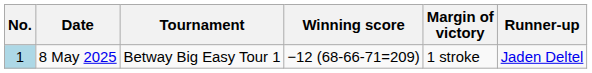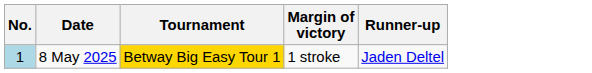- column: (354, 25)
(202, 57) no background -> (202, 57) gold background
